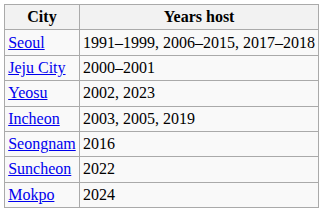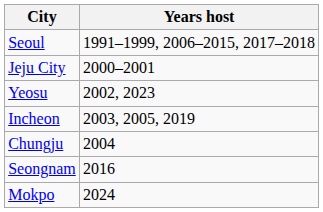+ row: (36, 144)
- row: (40, 169)
